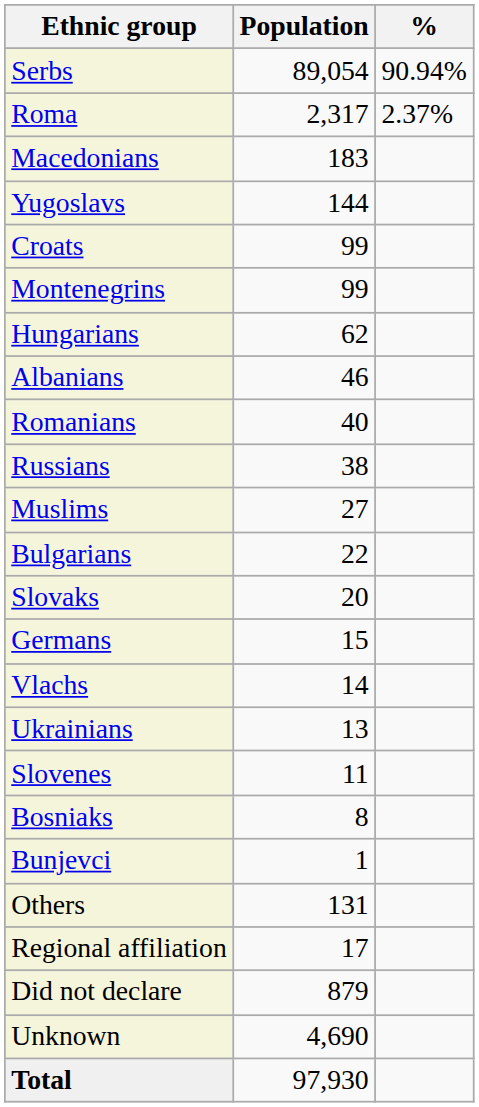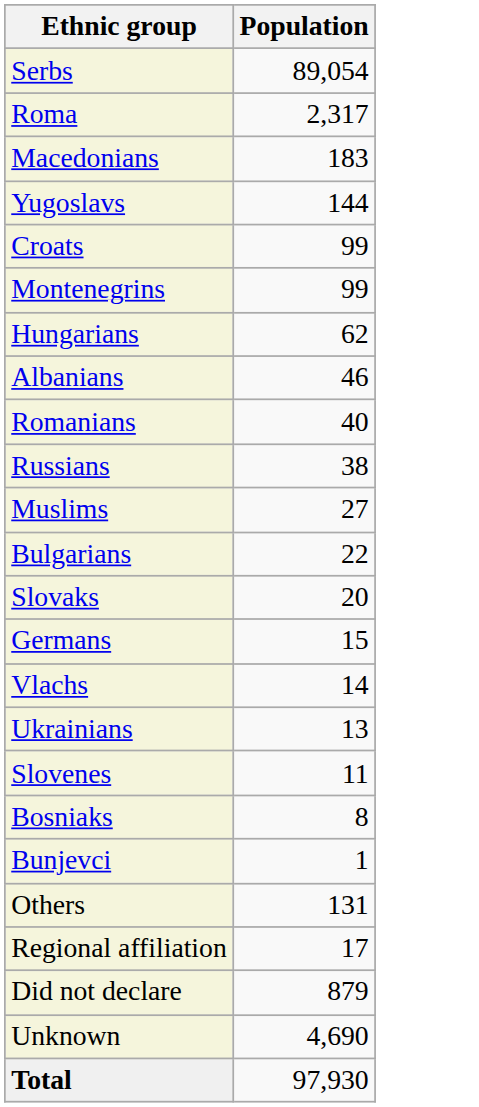- column: (424, 26)
